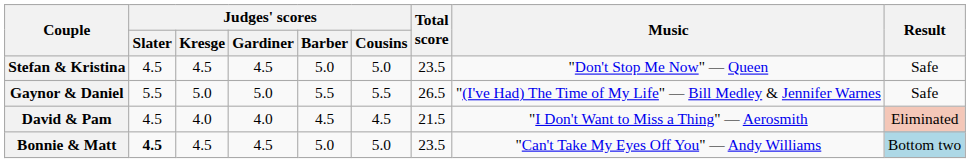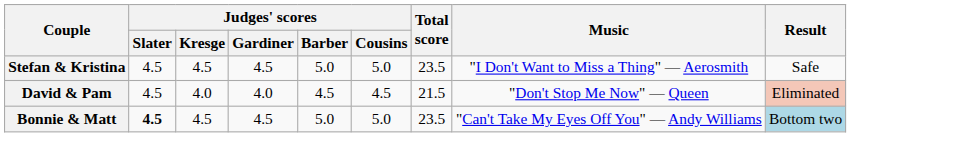(668, 68) "Don't Stop Me Now" — Queen -> (609, 68) "I Don't Want to Miss a Thing" — Aerosmith
- row: (67, 93)
(668, 119) "I Don't Want to Miss a Thing" — Aerosmith -> (609, 93) "Don't Stop Me Now" — Queen
